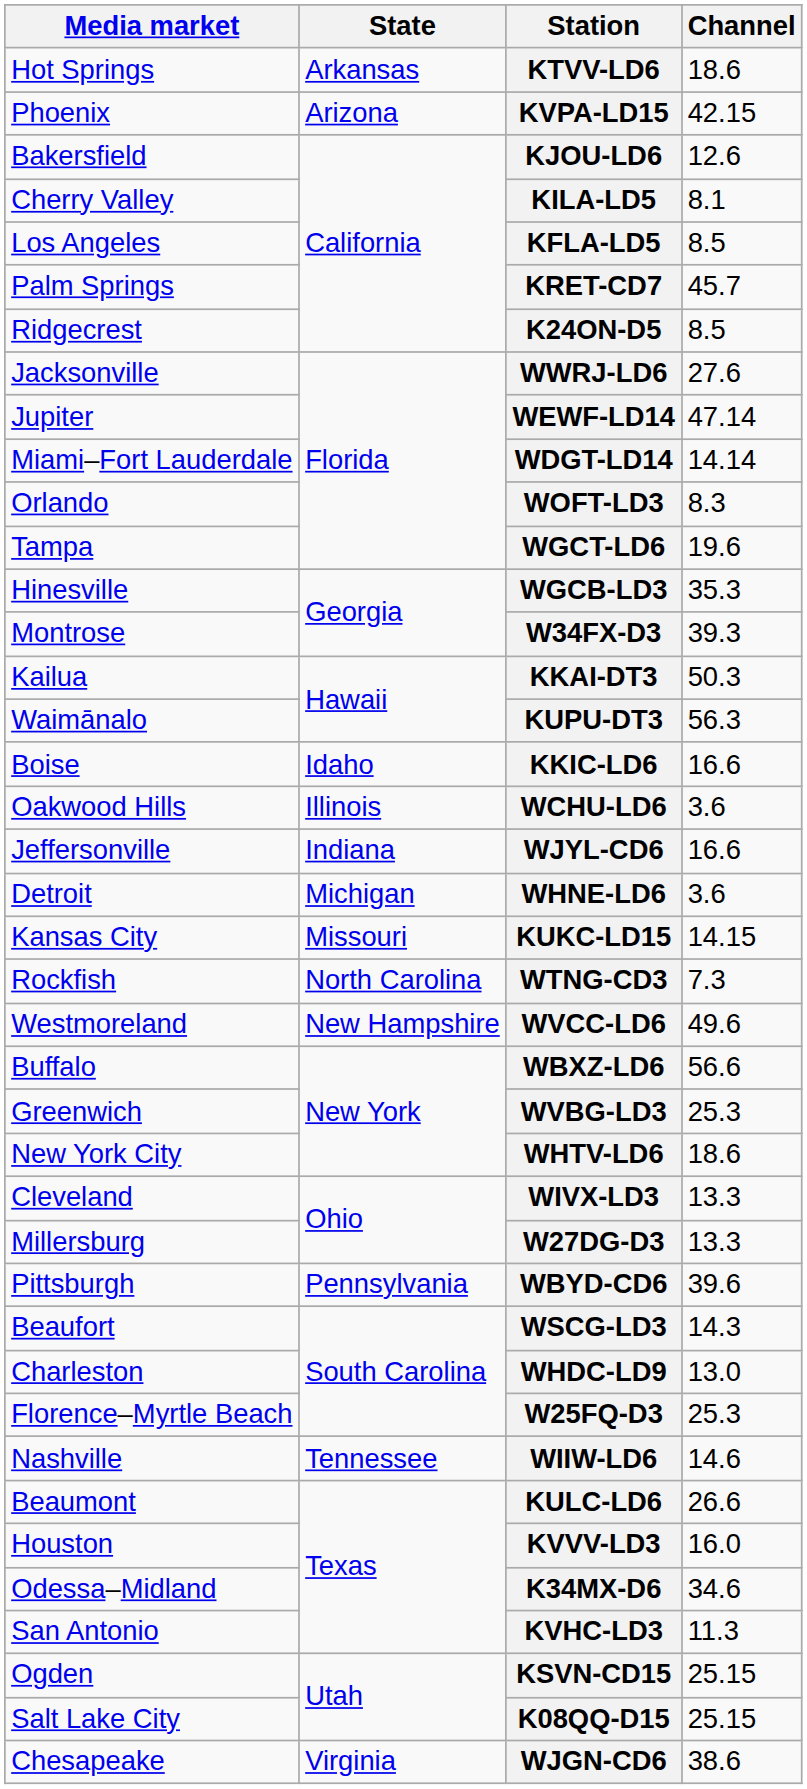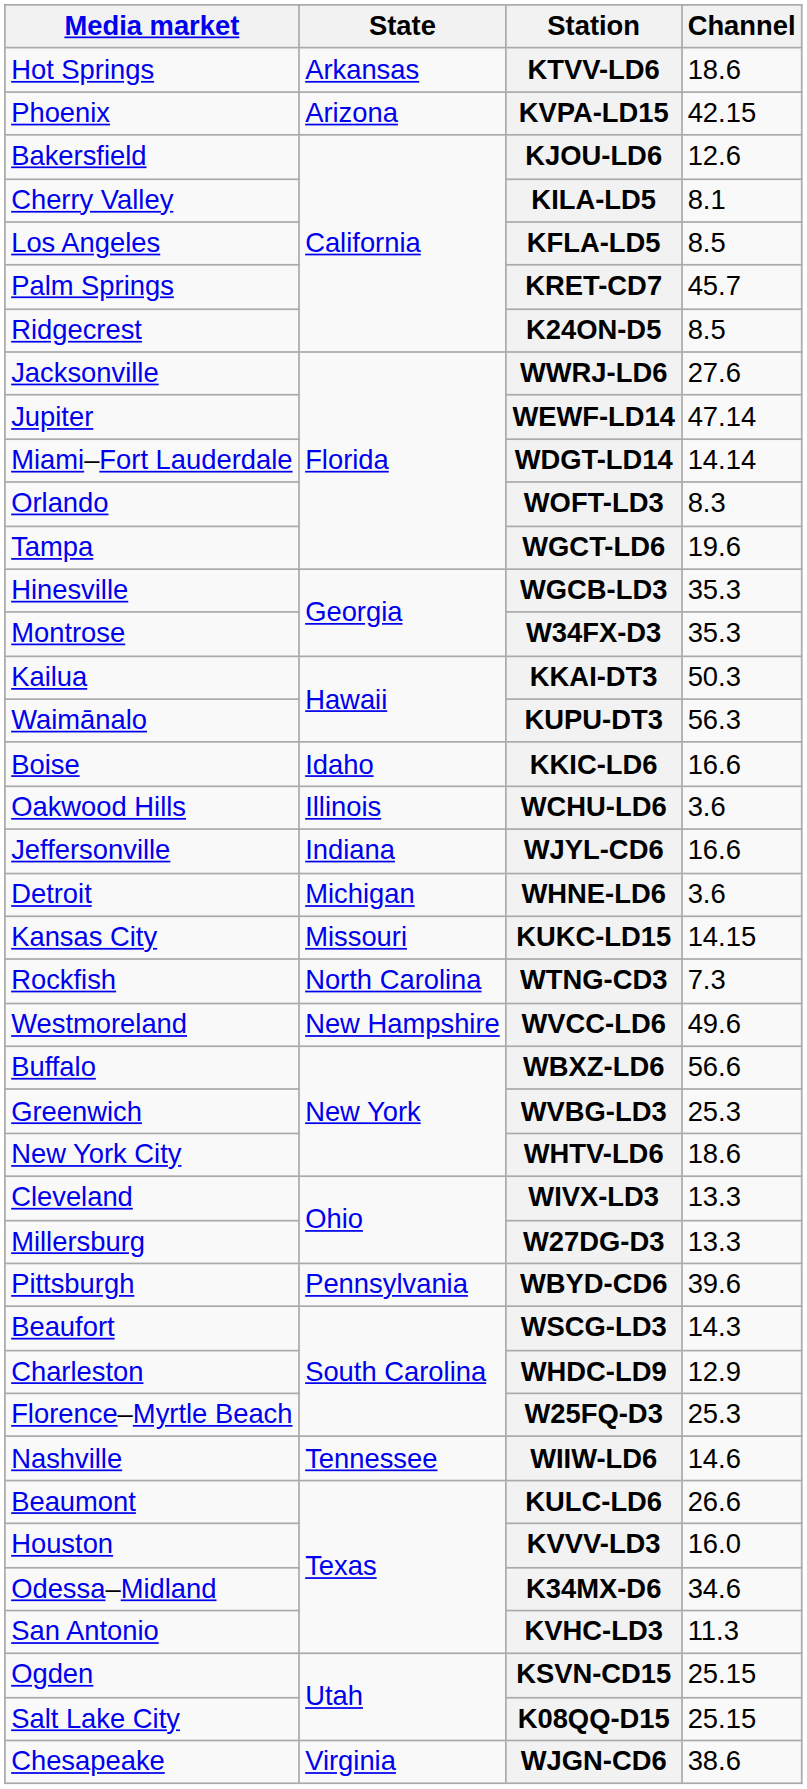(714, 633) 39.3 -> (714, 633) 35.3
(714, 1371) 13.0 -> (714, 1371) 12.9
